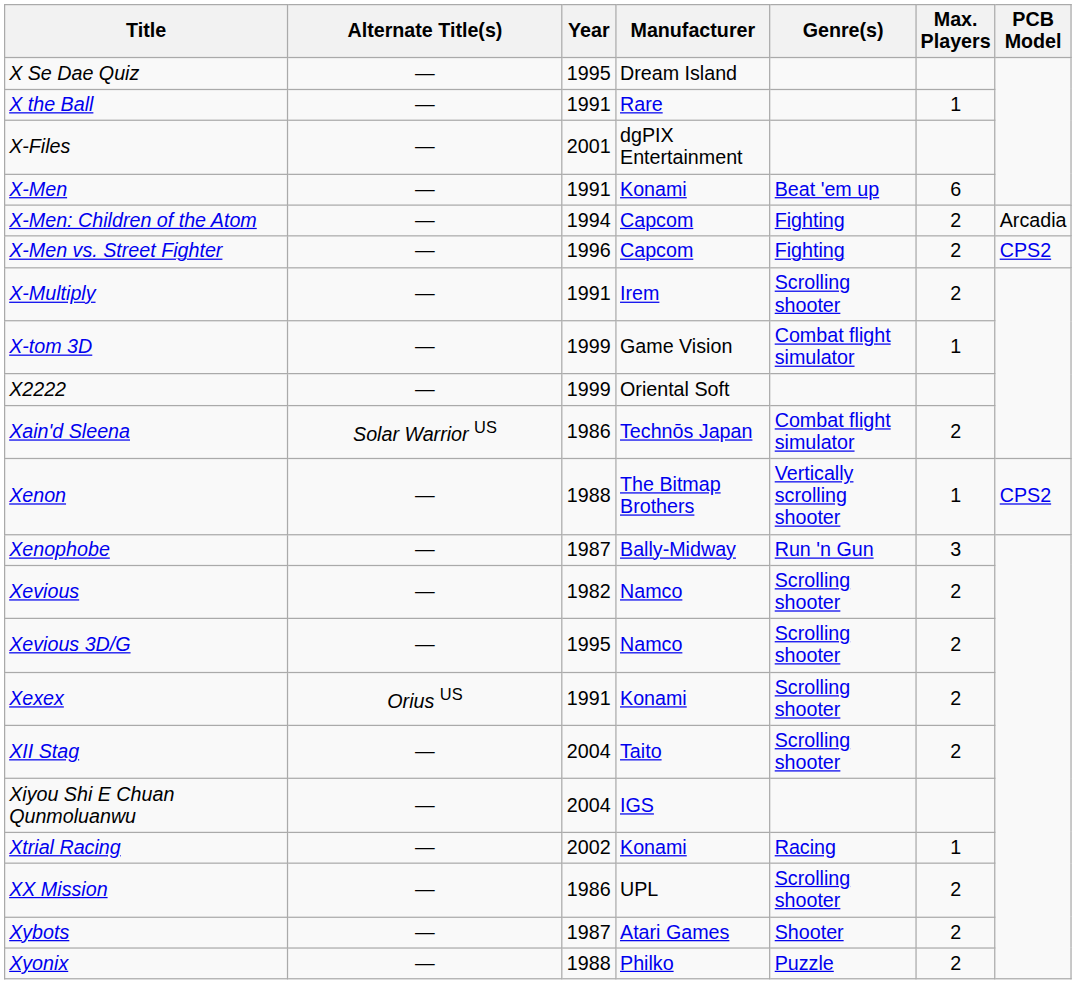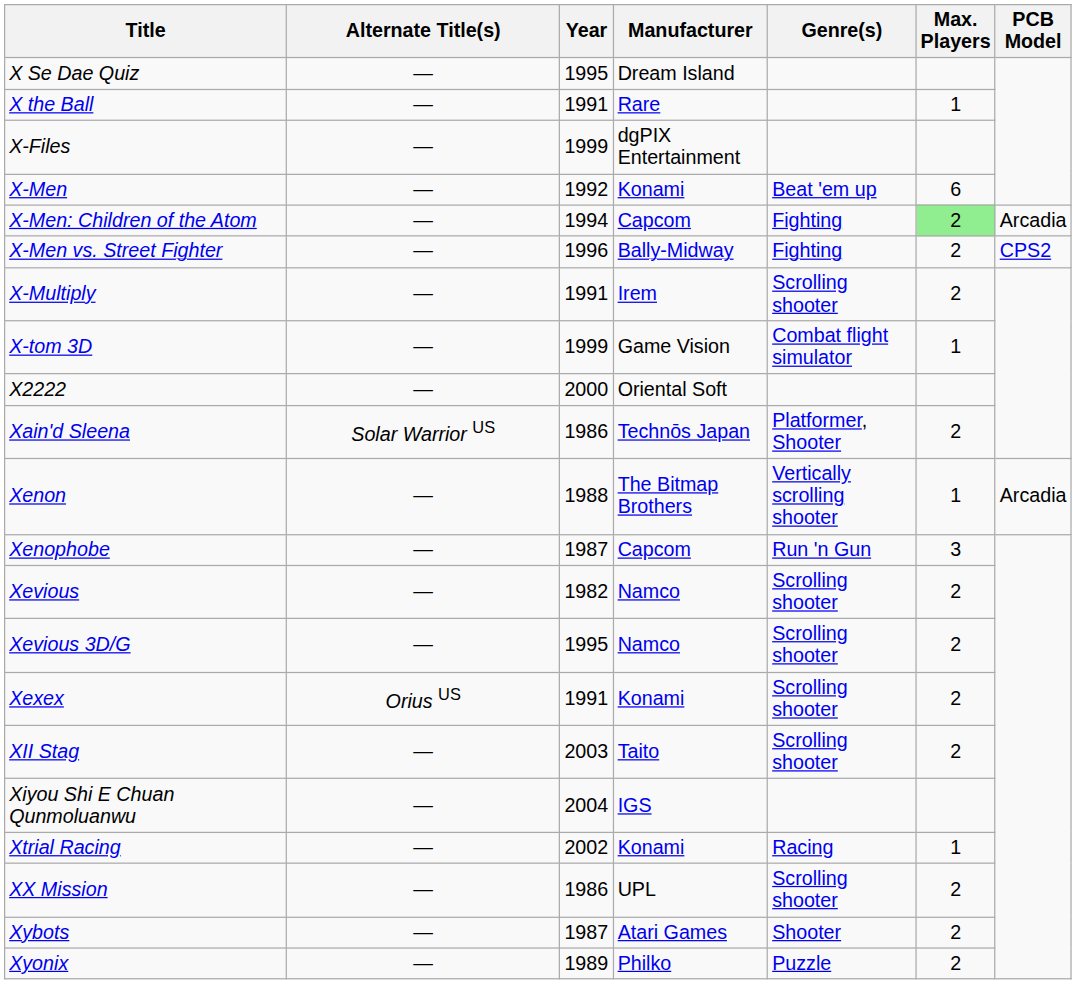(589, 146) 2001 -> (586, 146) 1999
(589, 189) 1991 -> (586, 189) 1992
(956, 220) no background -> (956, 220) lightgreen background
(657, 251) Capcom -> (676, 251) Bally-Midway
(589, 389) 1999 -> (586, 389) 2000
(833, 431) Combat flight simulator -> (820, 431) Platformer, Shooter
(1025, 496) CPS2 -> (1033, 496) Arcadia
(678, 549) Bally-Midway -> (654, 549) Capcom
(589, 751) 2004 -> (586, 751) 2003
(589, 963) 1988 -> (586, 963) 1989
